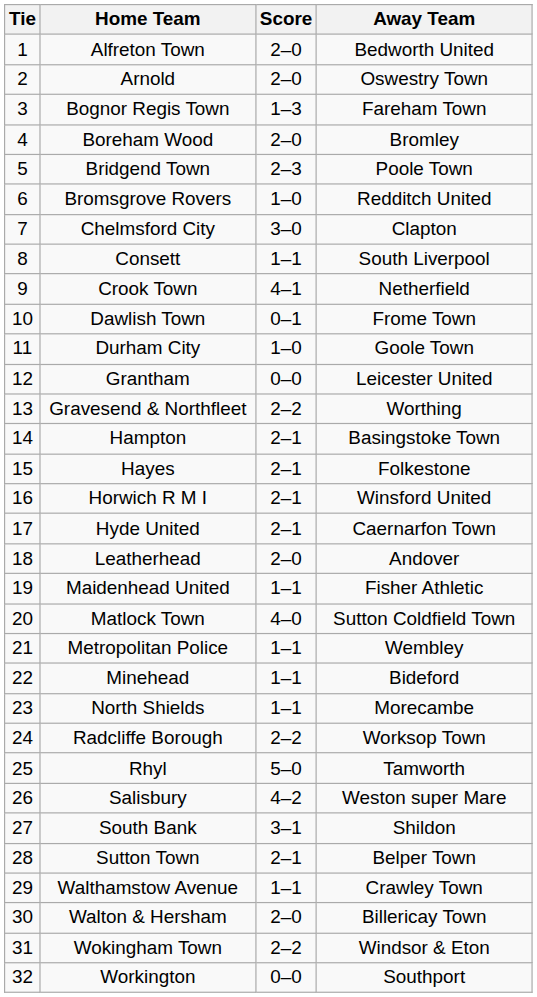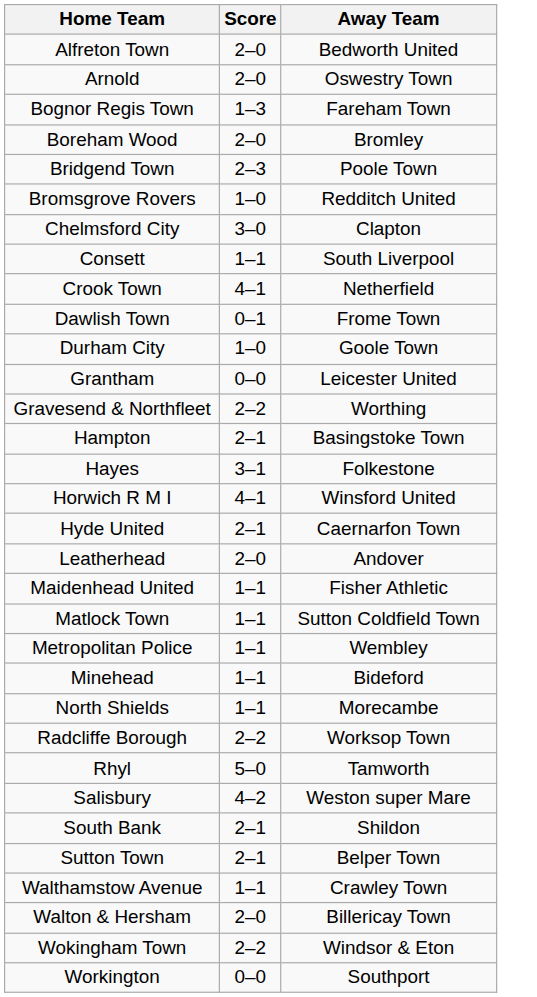- column: (22, 19)
(286, 468) 2–1 -> (250, 468) 3–1
(286, 498) 2–1 -> (250, 498) 4–1
(286, 618) 4–0 -> (250, 618) 1–1
(286, 827) 3–1 -> (250, 827) 2–1
